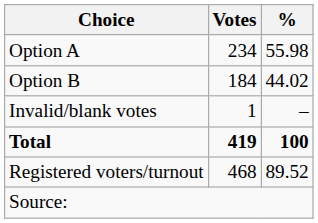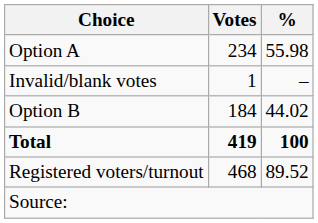rows swapped: (45, 80) <-> (83, 111)
